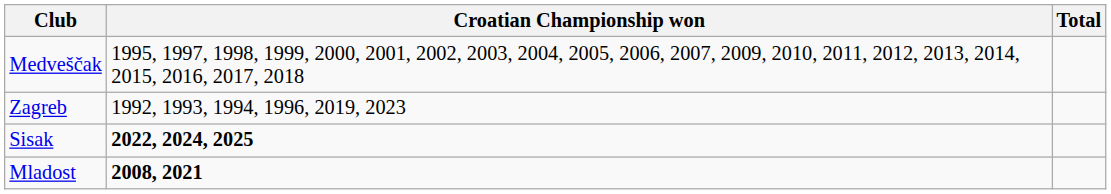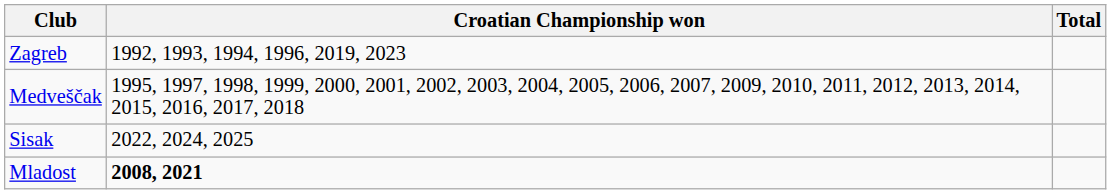rows swapped: (56, 64) <-> (38, 107)
(182, 140) bold -> (182, 140) normal
